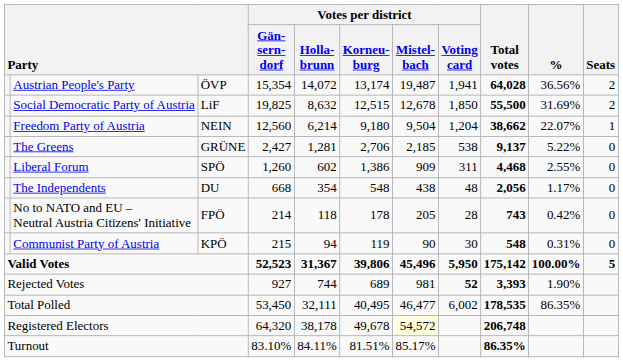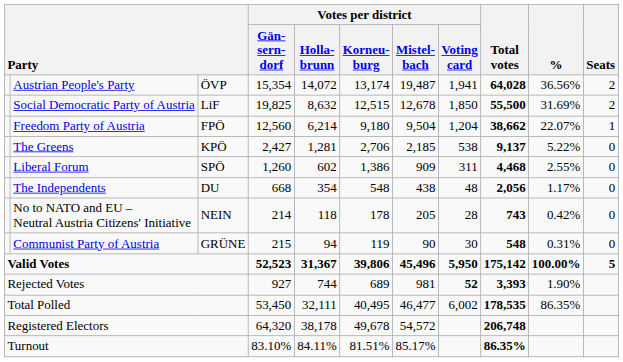(216, 126) NEIN -> (213, 126) FPÖ
(223, 146) GRÜNE -> (214, 146) KPÖ
(213, 215) FPÖ -> (216, 215) NEIN
(214, 243) KPÖ -> (223, 243) GRÜNE
(418, 325) lightyellow background -> (418, 325) no background
